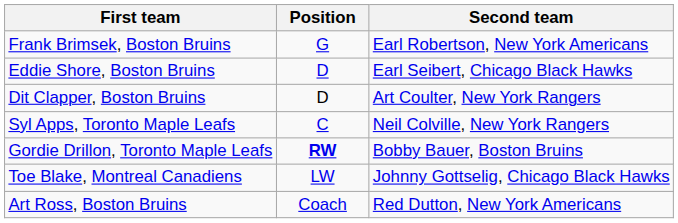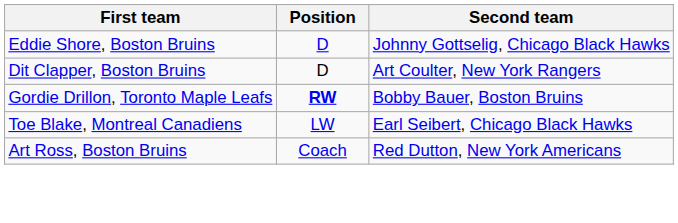- row: (119, 44)
(503, 71) Earl Seibert, Chicago Black Hawks -> (521, 44) Johnny Gottselig, Chicago Black Hawks
- row: (122, 124)
(521, 177) Johnny Gottselig, Chicago Black Hawks -> (503, 124) Earl Seibert, Chicago Black Hawks
